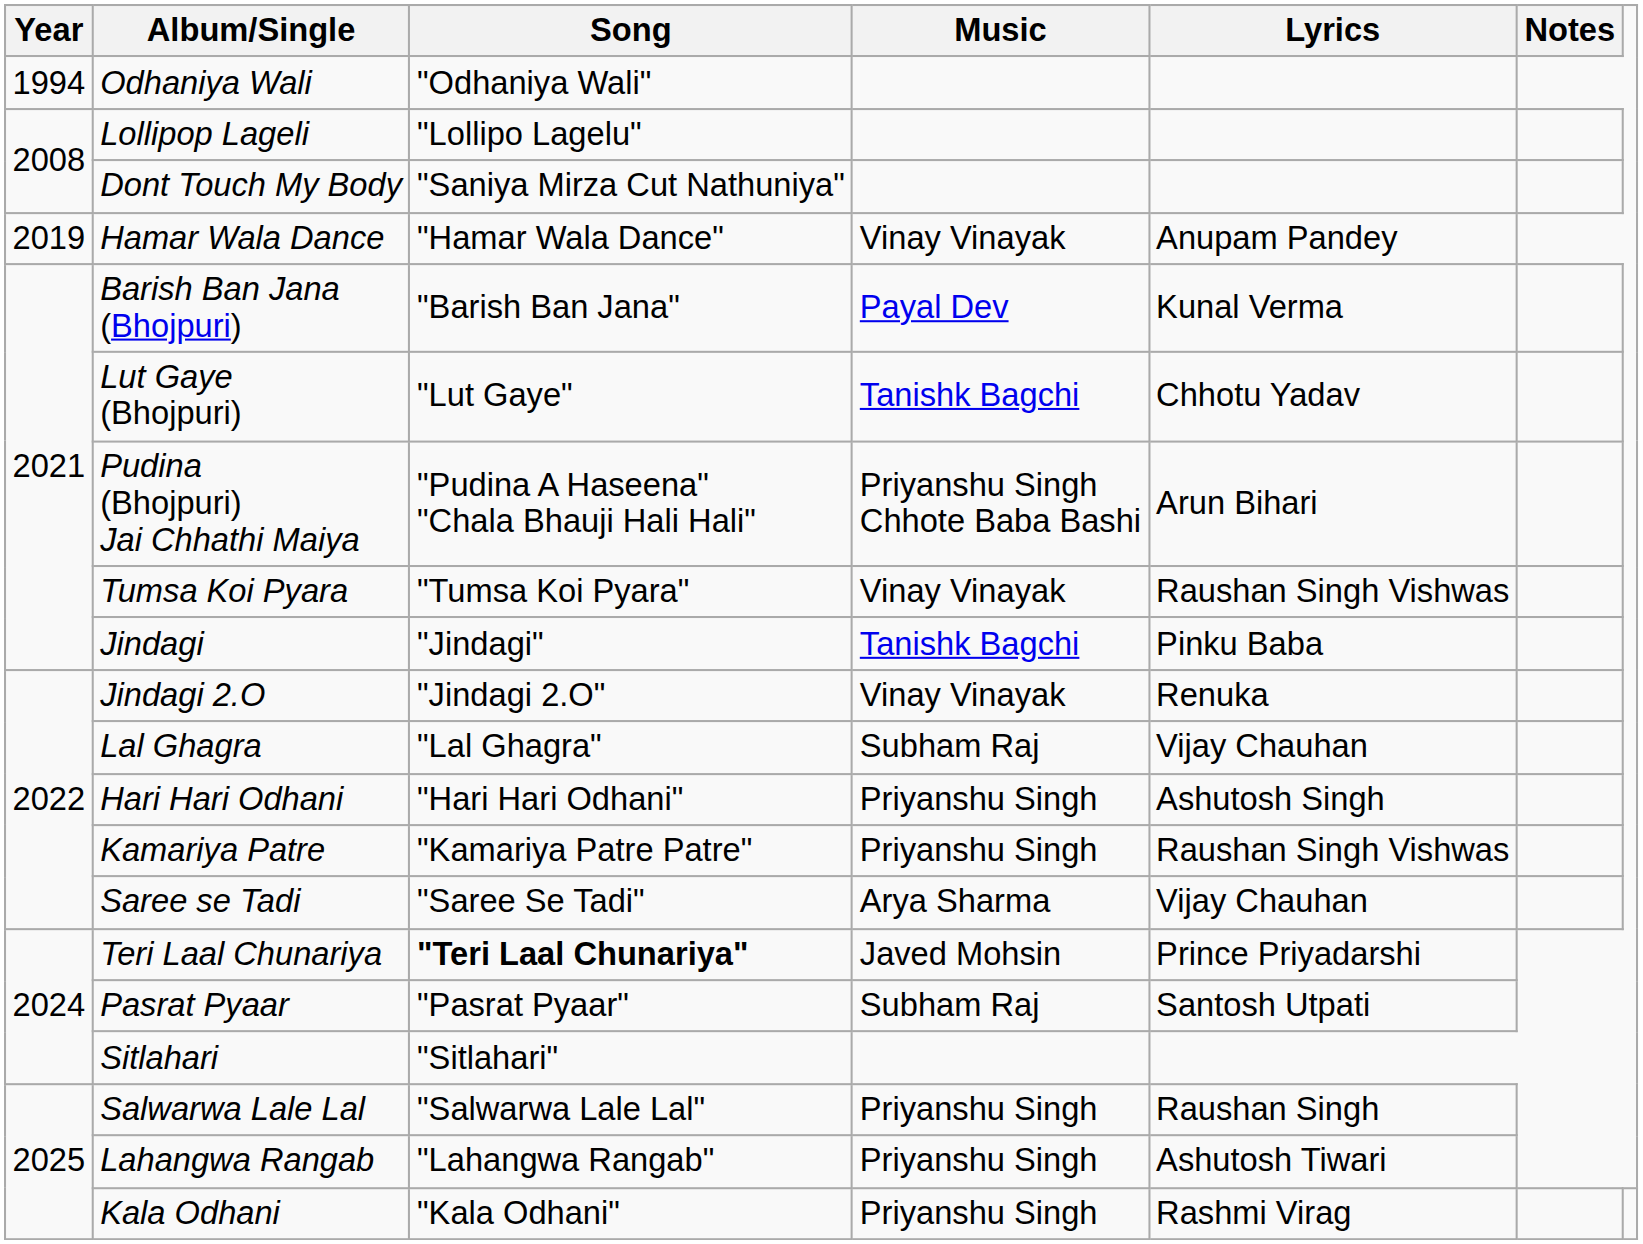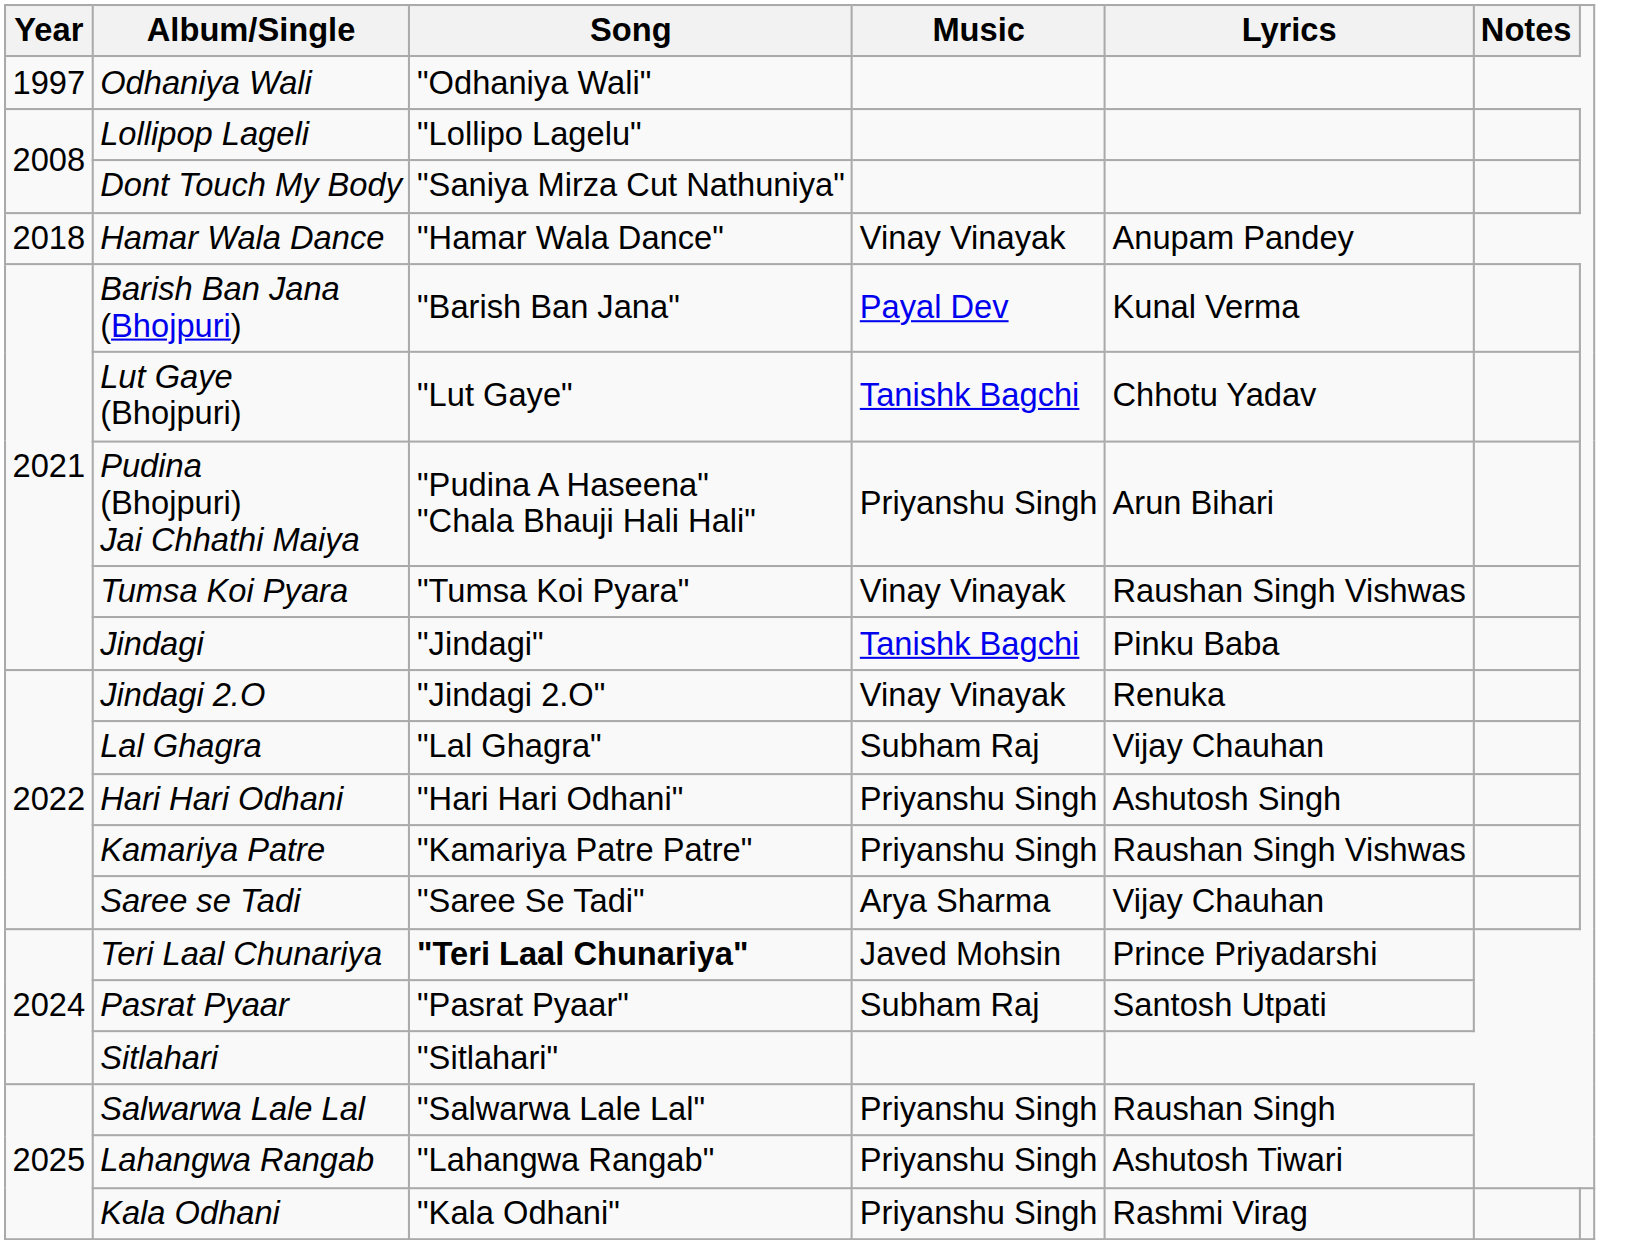(49, 82) 1994 -> (49, 82) 1997
(49, 237) 2019 -> (49, 237) 2018
(1000, 502) Priyanshu Singh Chhote Baba Bashi -> (979, 502) Priyanshu Singh
